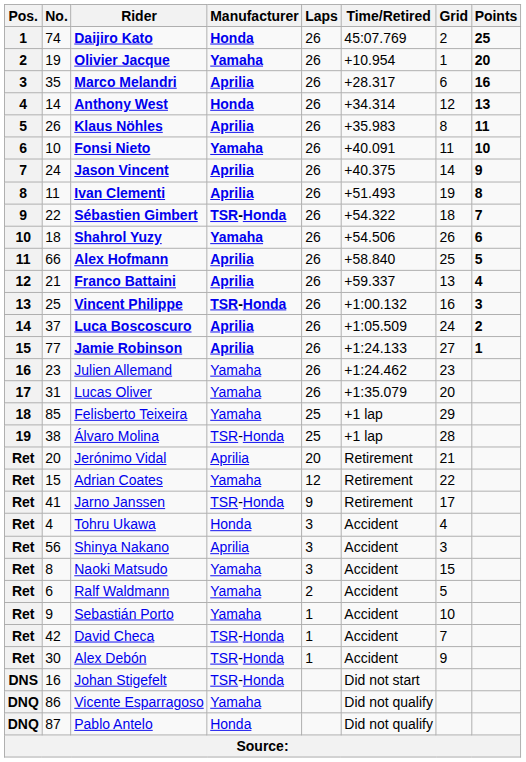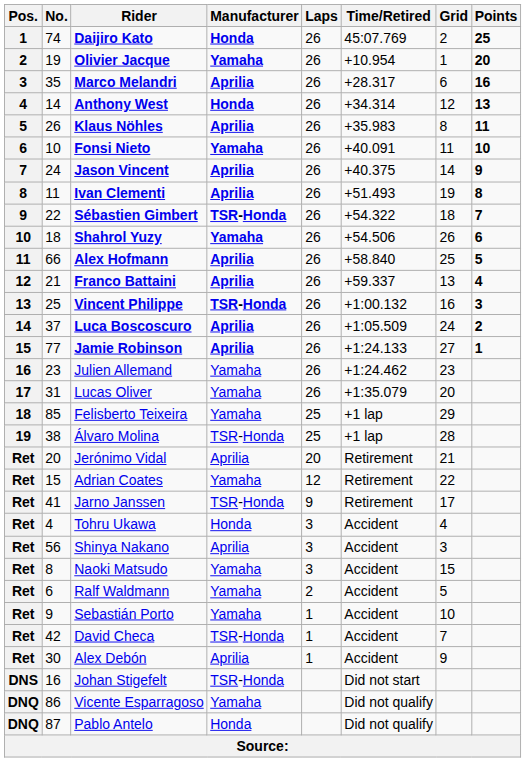(247, 658) TSR-Honda -> (230, 658) Aprilia
